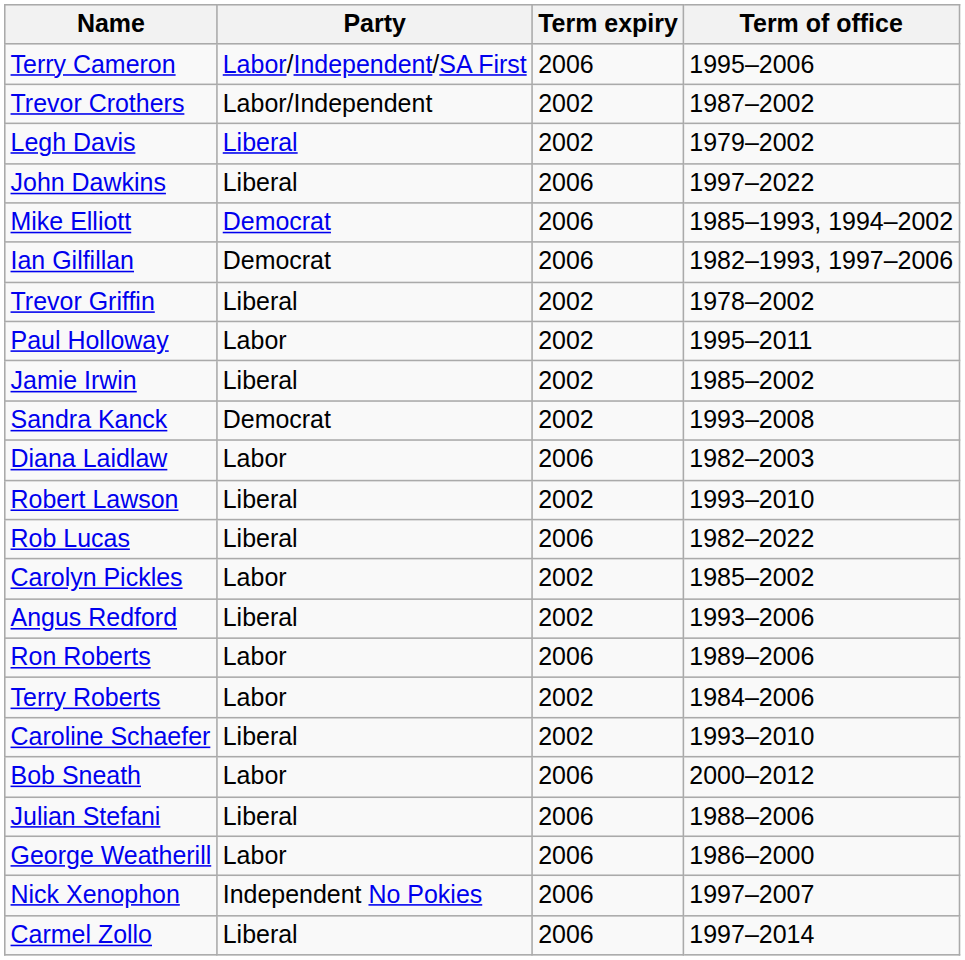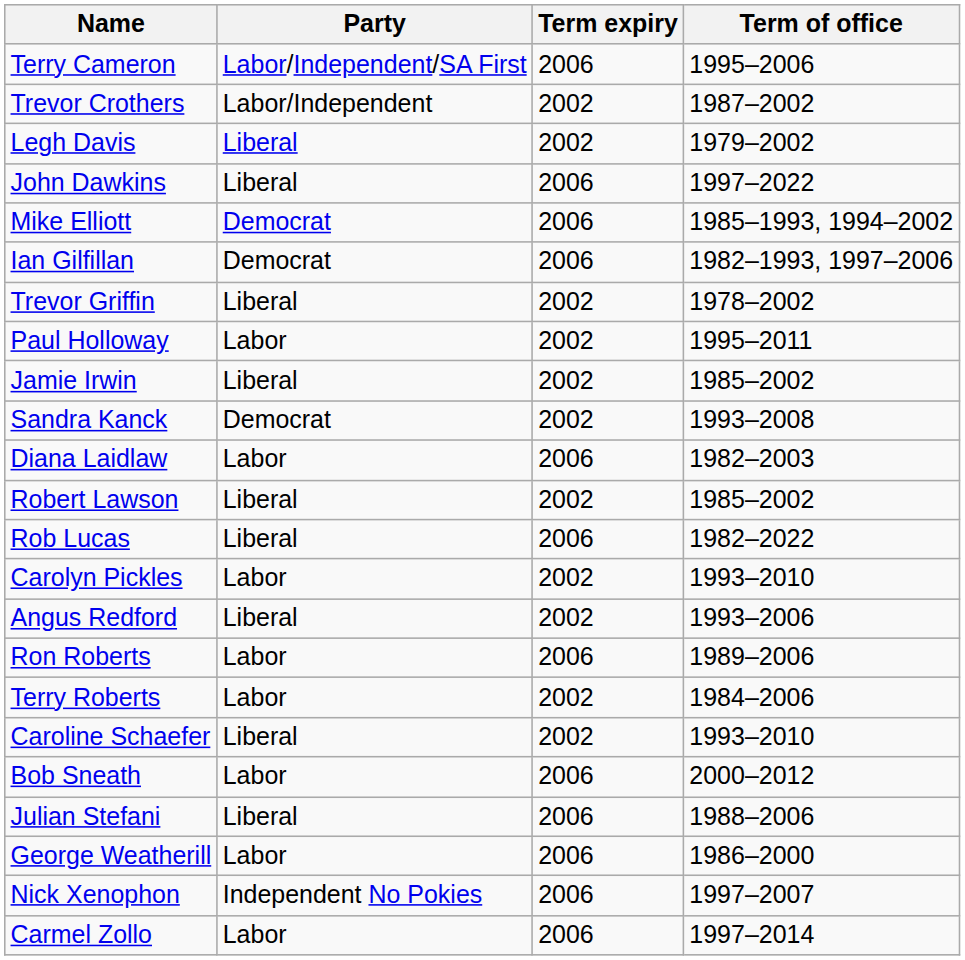(752, 499) 1993–2010 -> (752, 499) 1985–2002
(752, 578) 1985–2002 -> (752, 578) 1993–2010
(260, 934) Liberal -> (255, 934) Labor
